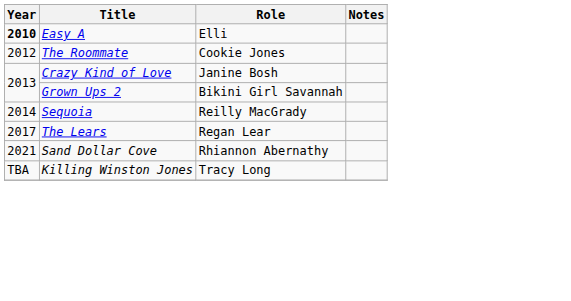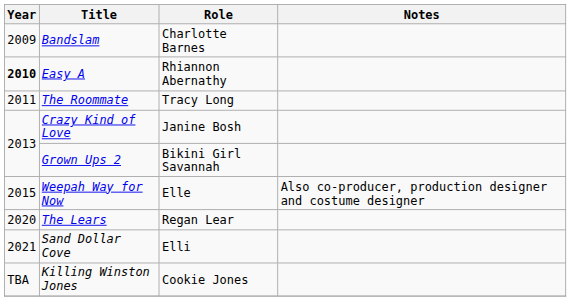+ row: (71, 41)
(213, 34) Elli -> (194, 74) Rhiannon Abernathy
(22, 53) 2012 -> (22, 100) 2011
(242, 53) Cookie Jones -> (198, 100) Tracy Long
- row: (67, 112)
+ row: (92, 193)
(22, 131) 2017 -> (22, 220) 2020
(264, 151) Rhiannon Abernathy -> (176, 246) Elli
(235, 170) Tracy Long -> (205, 279) Cookie Jones
